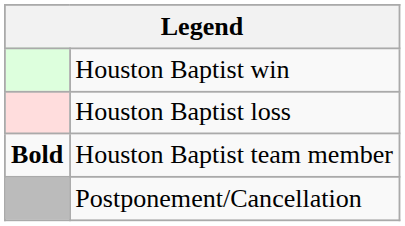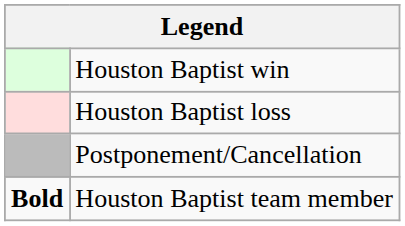rows swapped: (219, 198) <-> (234, 155)
